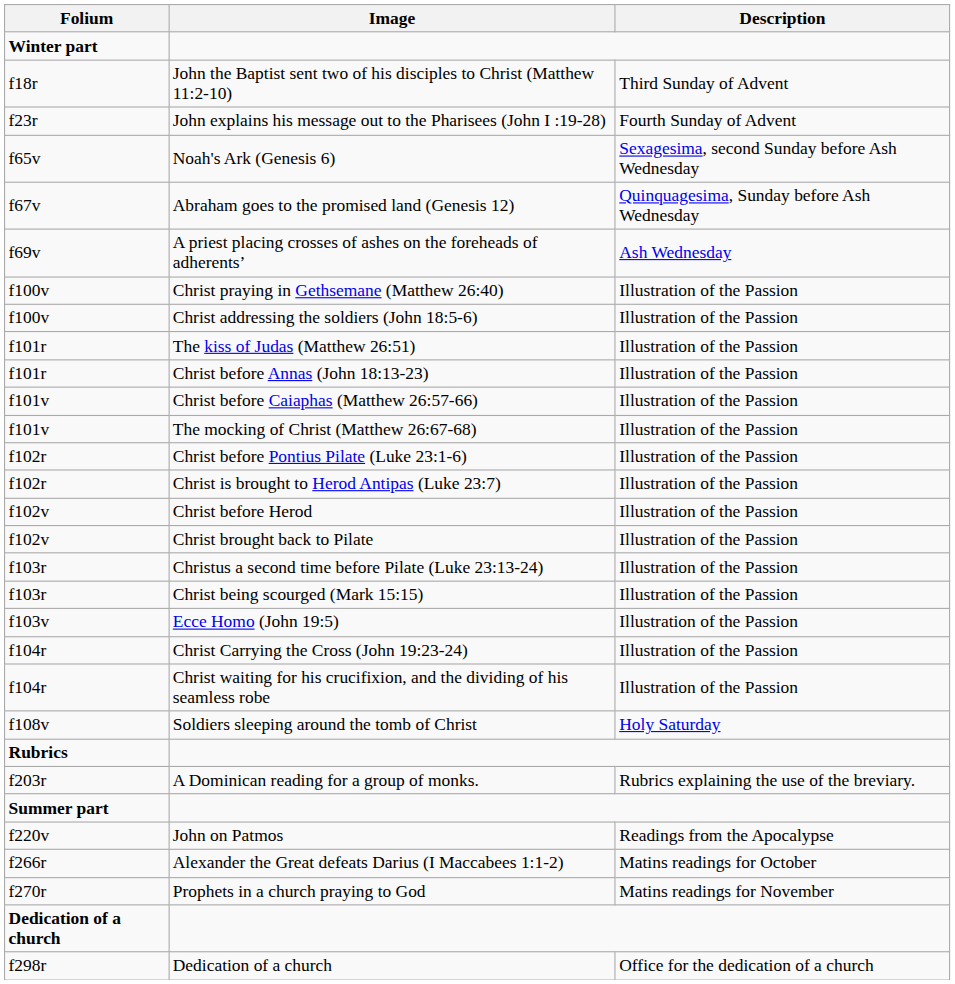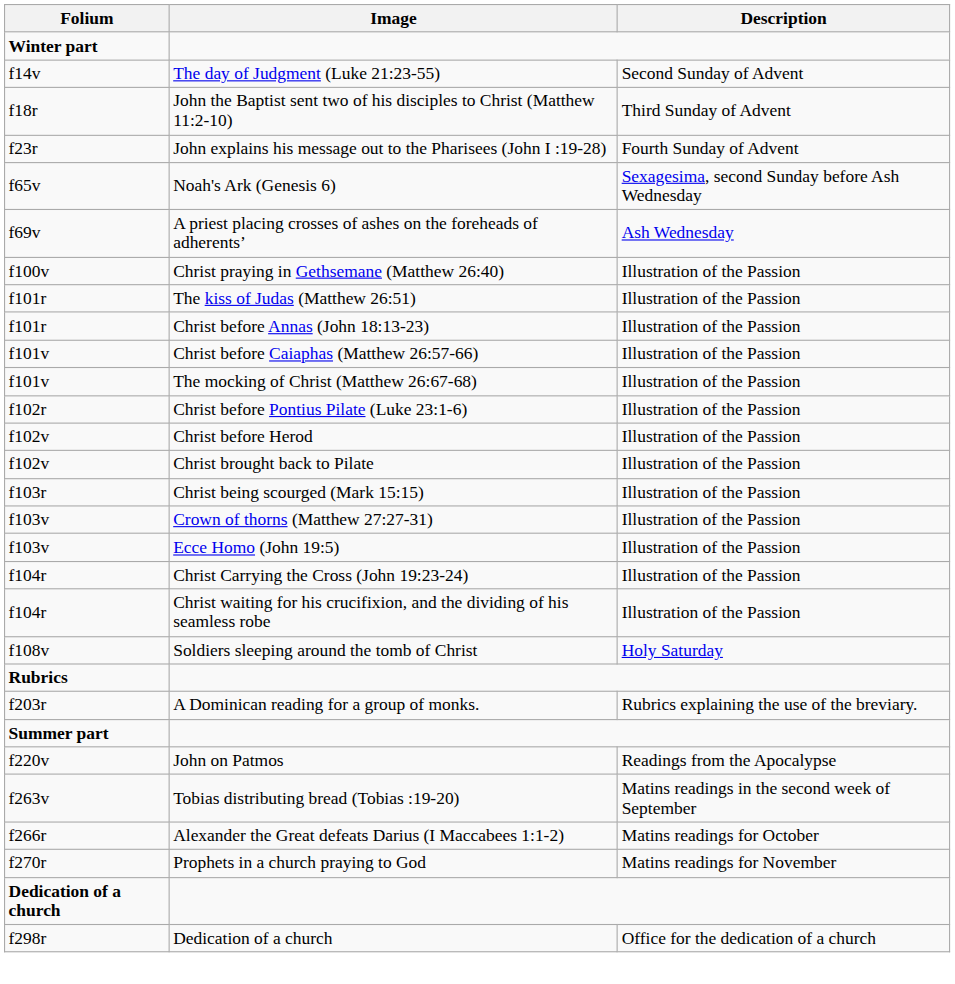+ row: (25, 73)
- row: (25, 205)
- row: (29, 318)
- row: (27, 484)
- row: (27, 567)
+ row: (29, 519)
+ row: (29, 798)
